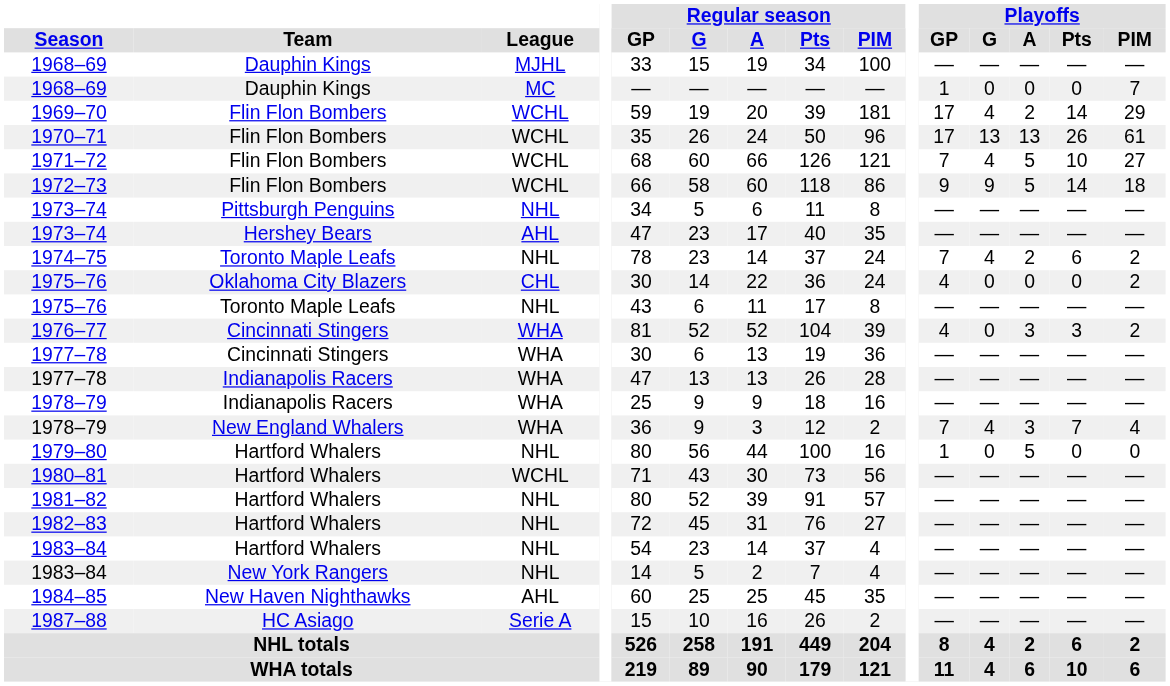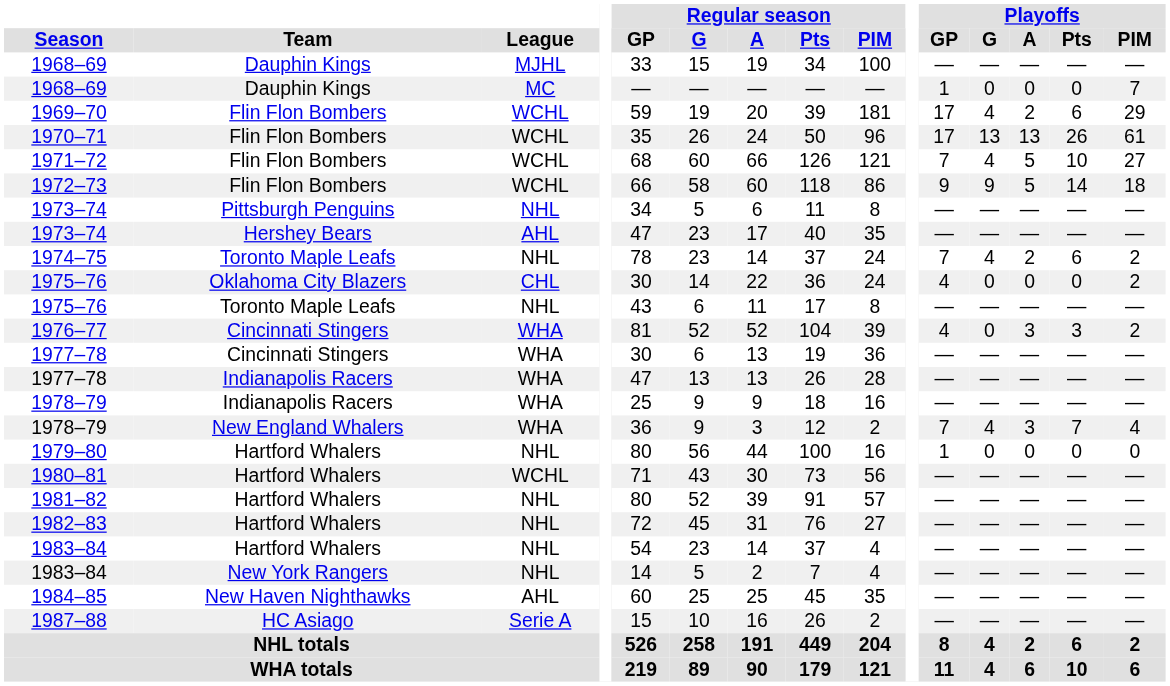(1077, 112) 14 -> (1077, 112) 6
(1030, 451) 5 -> (1030, 451) 0
